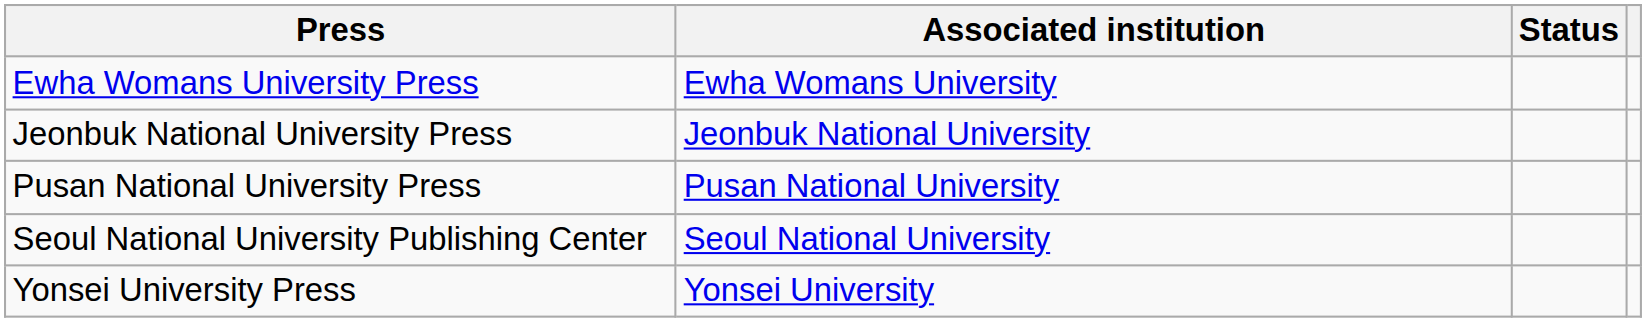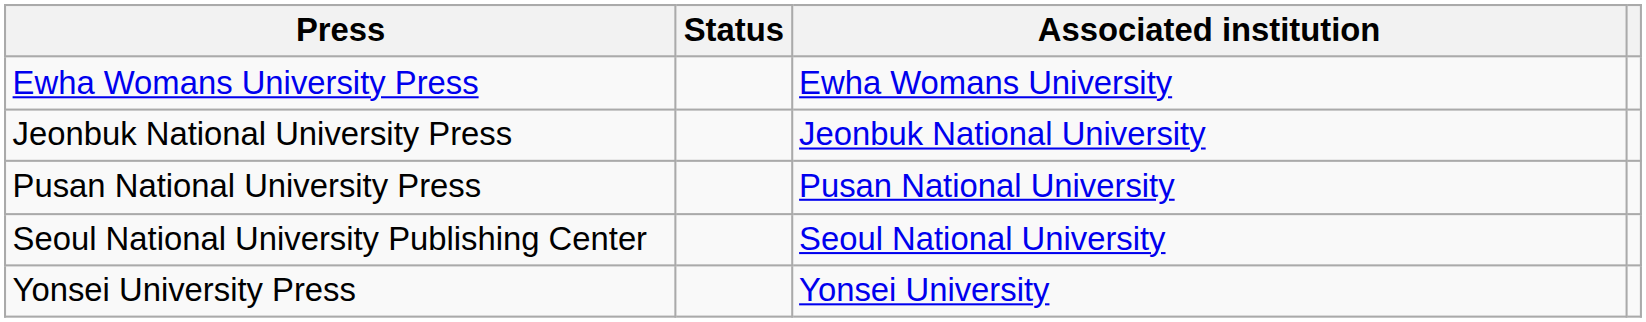columns swapped: (1094, 30) <-> (1569, 30)
